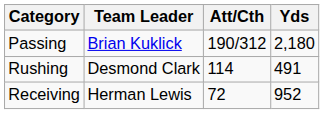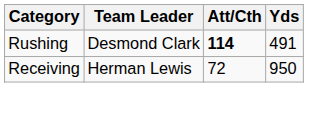- row: (37, 43)
(220, 69) normal -> (221, 43) bold
(288, 95) 952 -> (283, 69) 950
